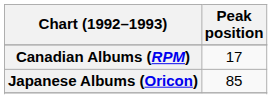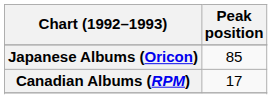rows swapped: (103, 57) <-> (103, 81)
